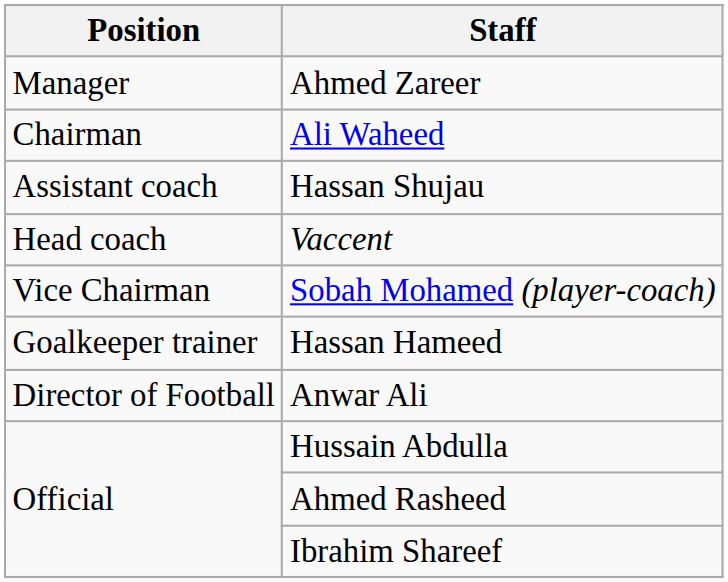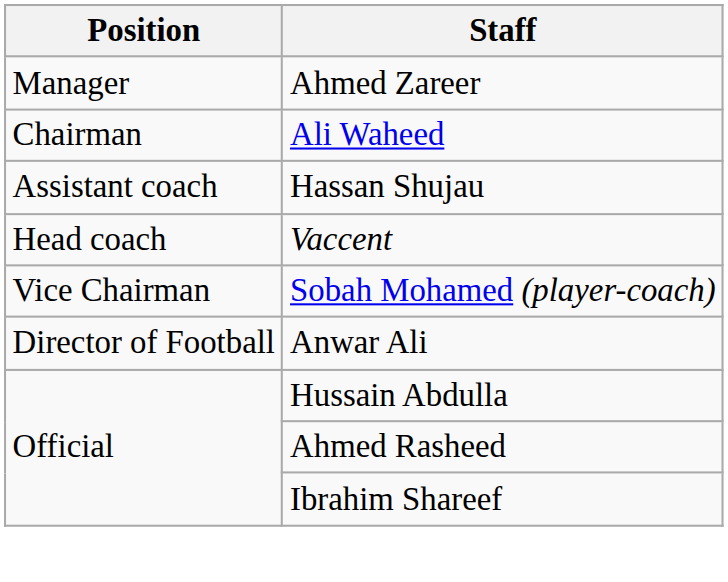- row: (396, 342)
